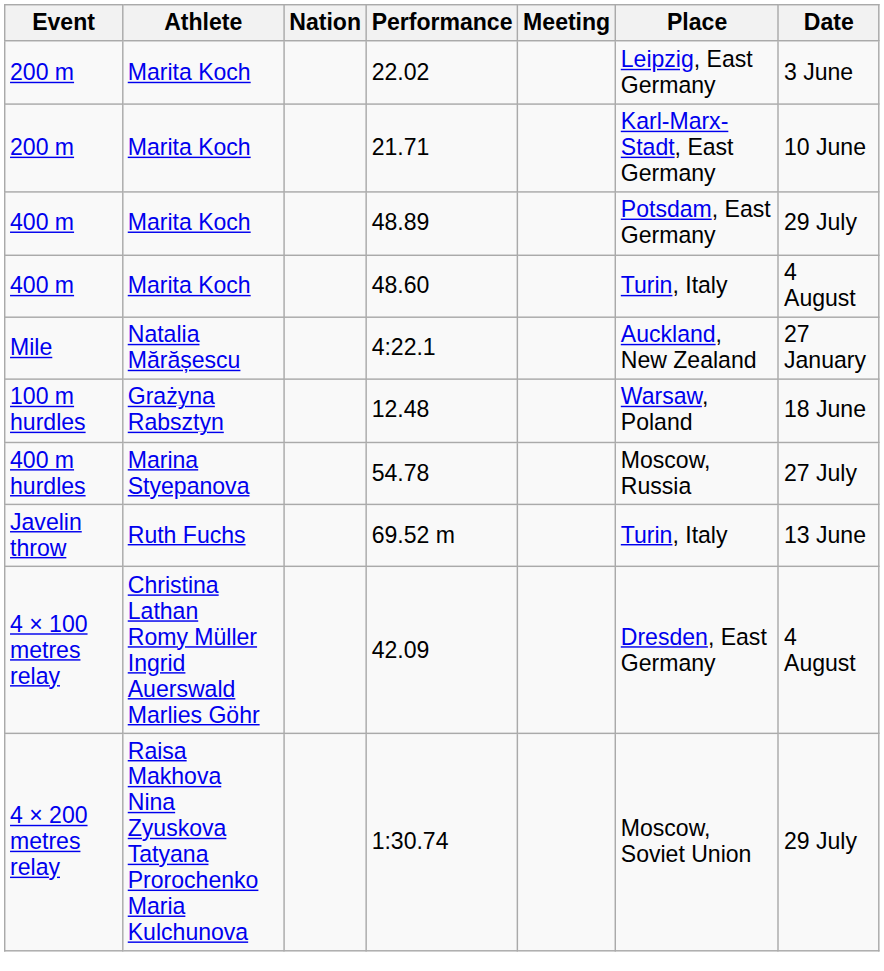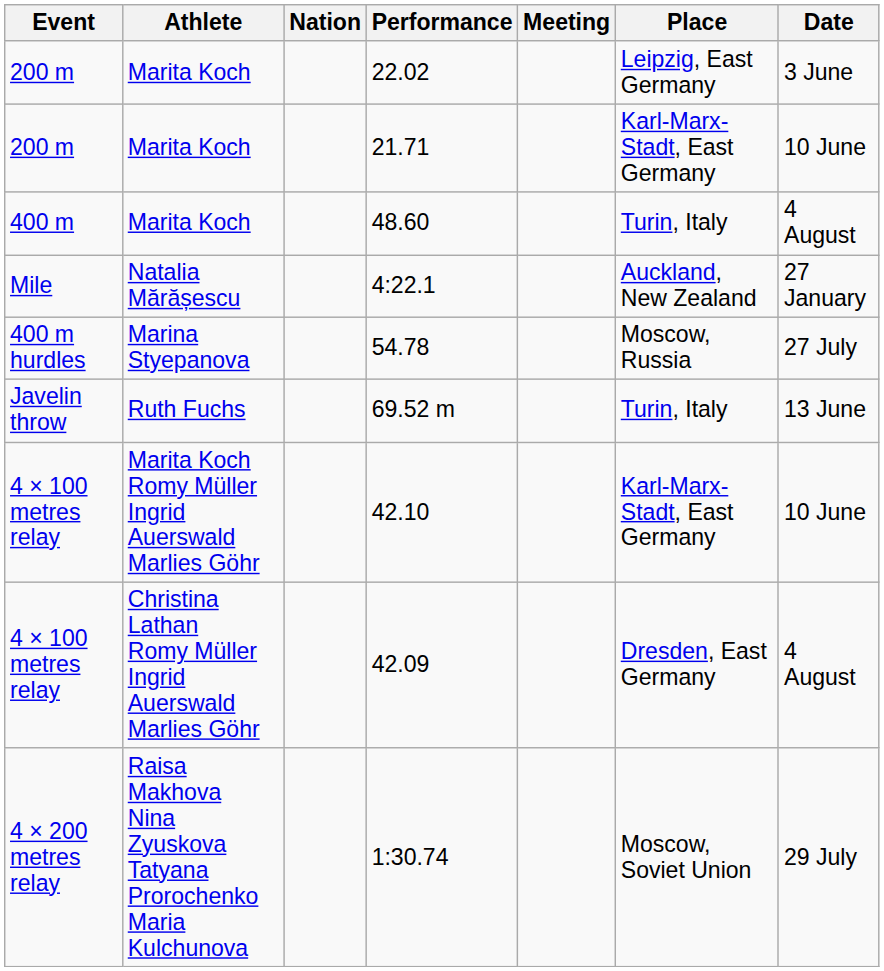- row: (400, 223)
- row: (400, 410)
+ row: (400, 511)
